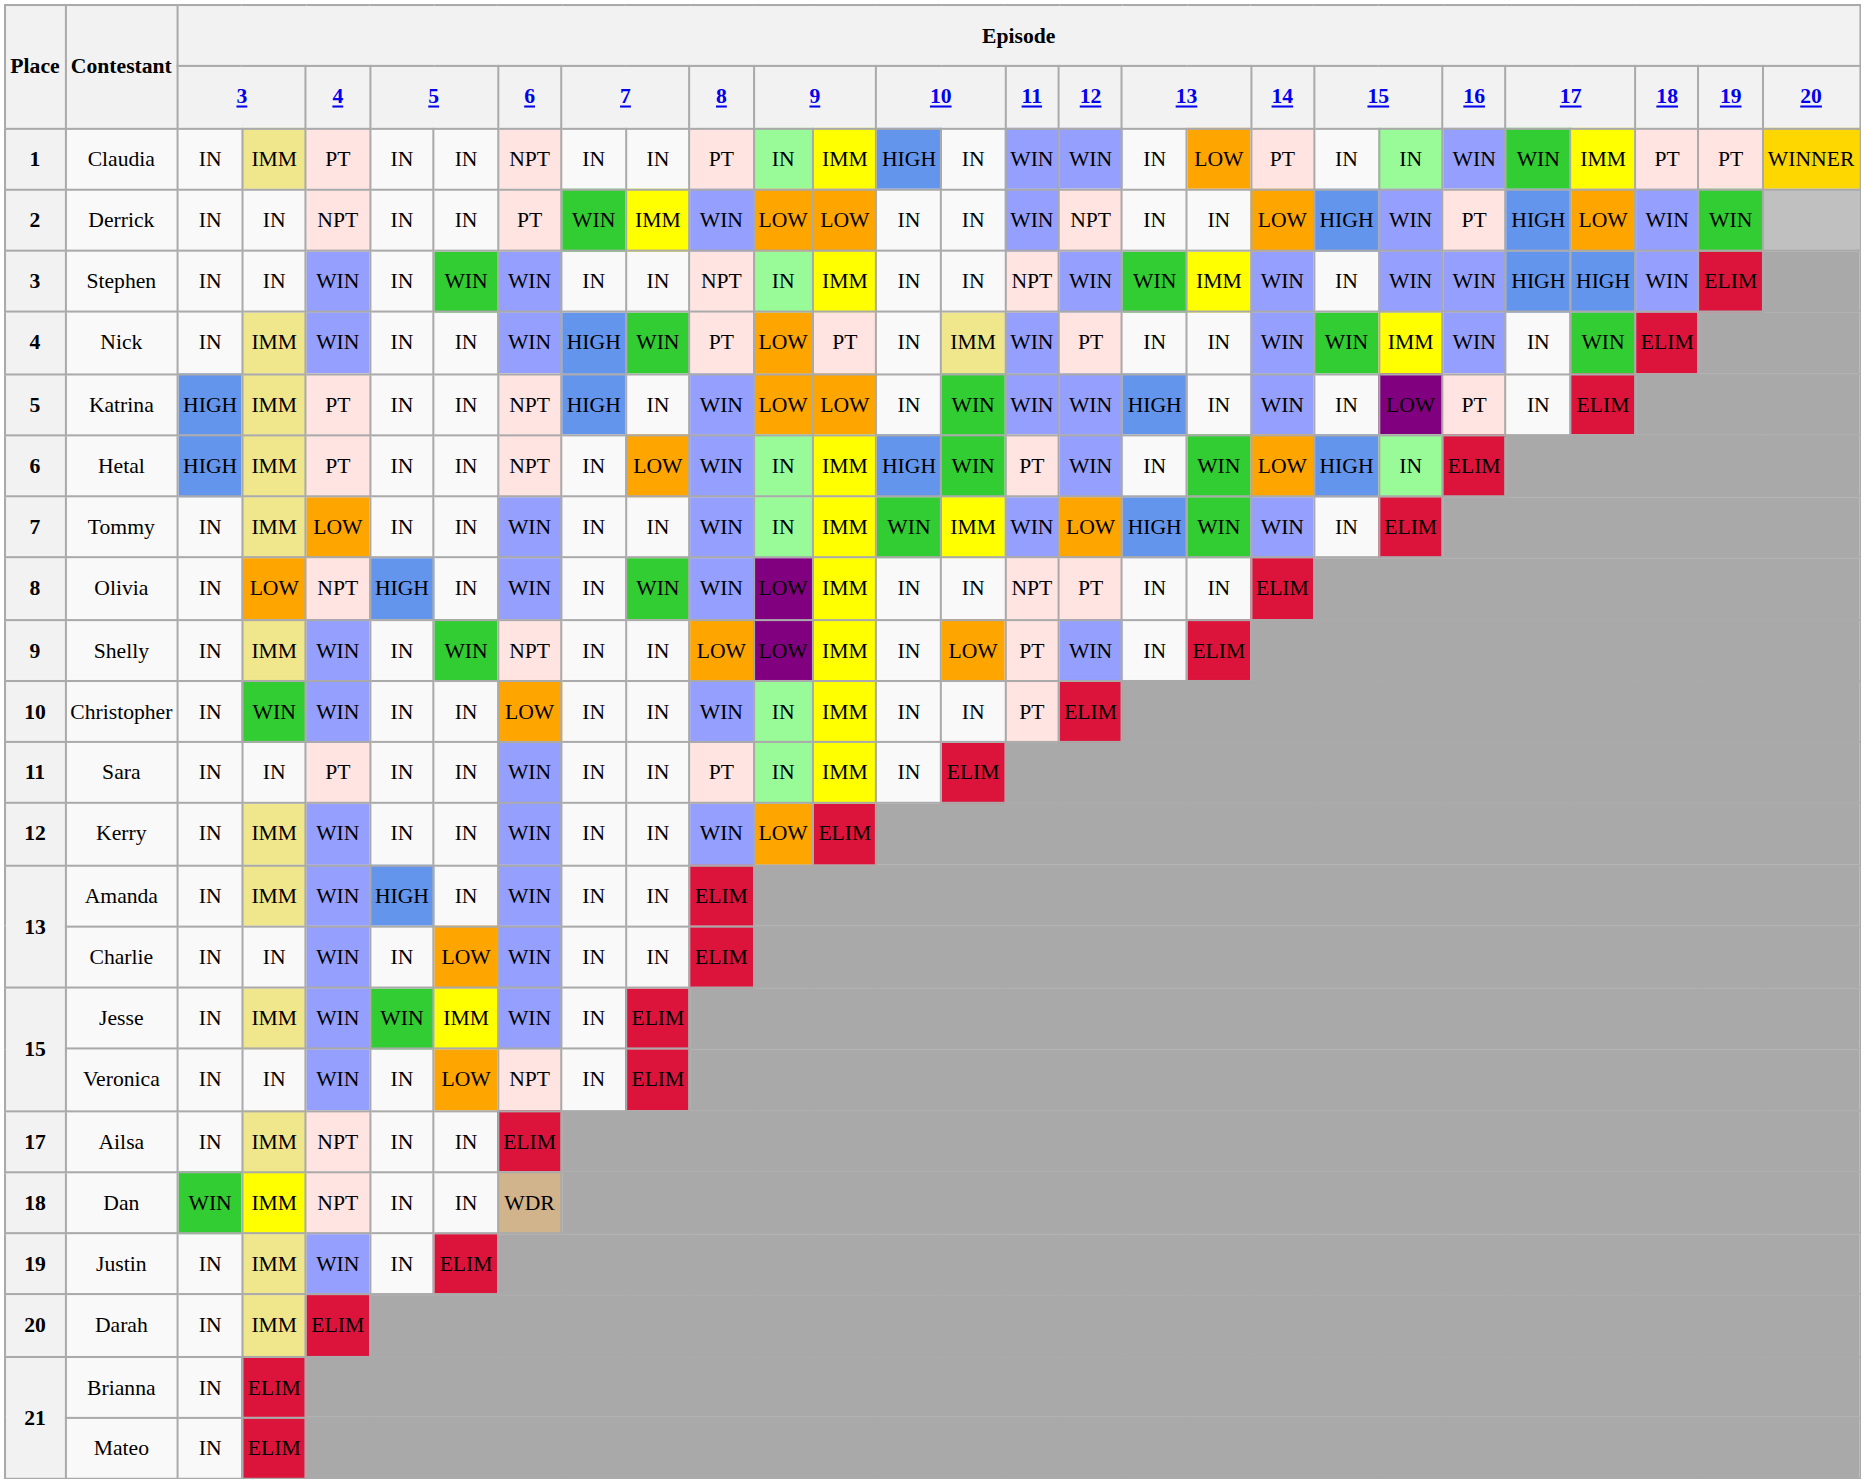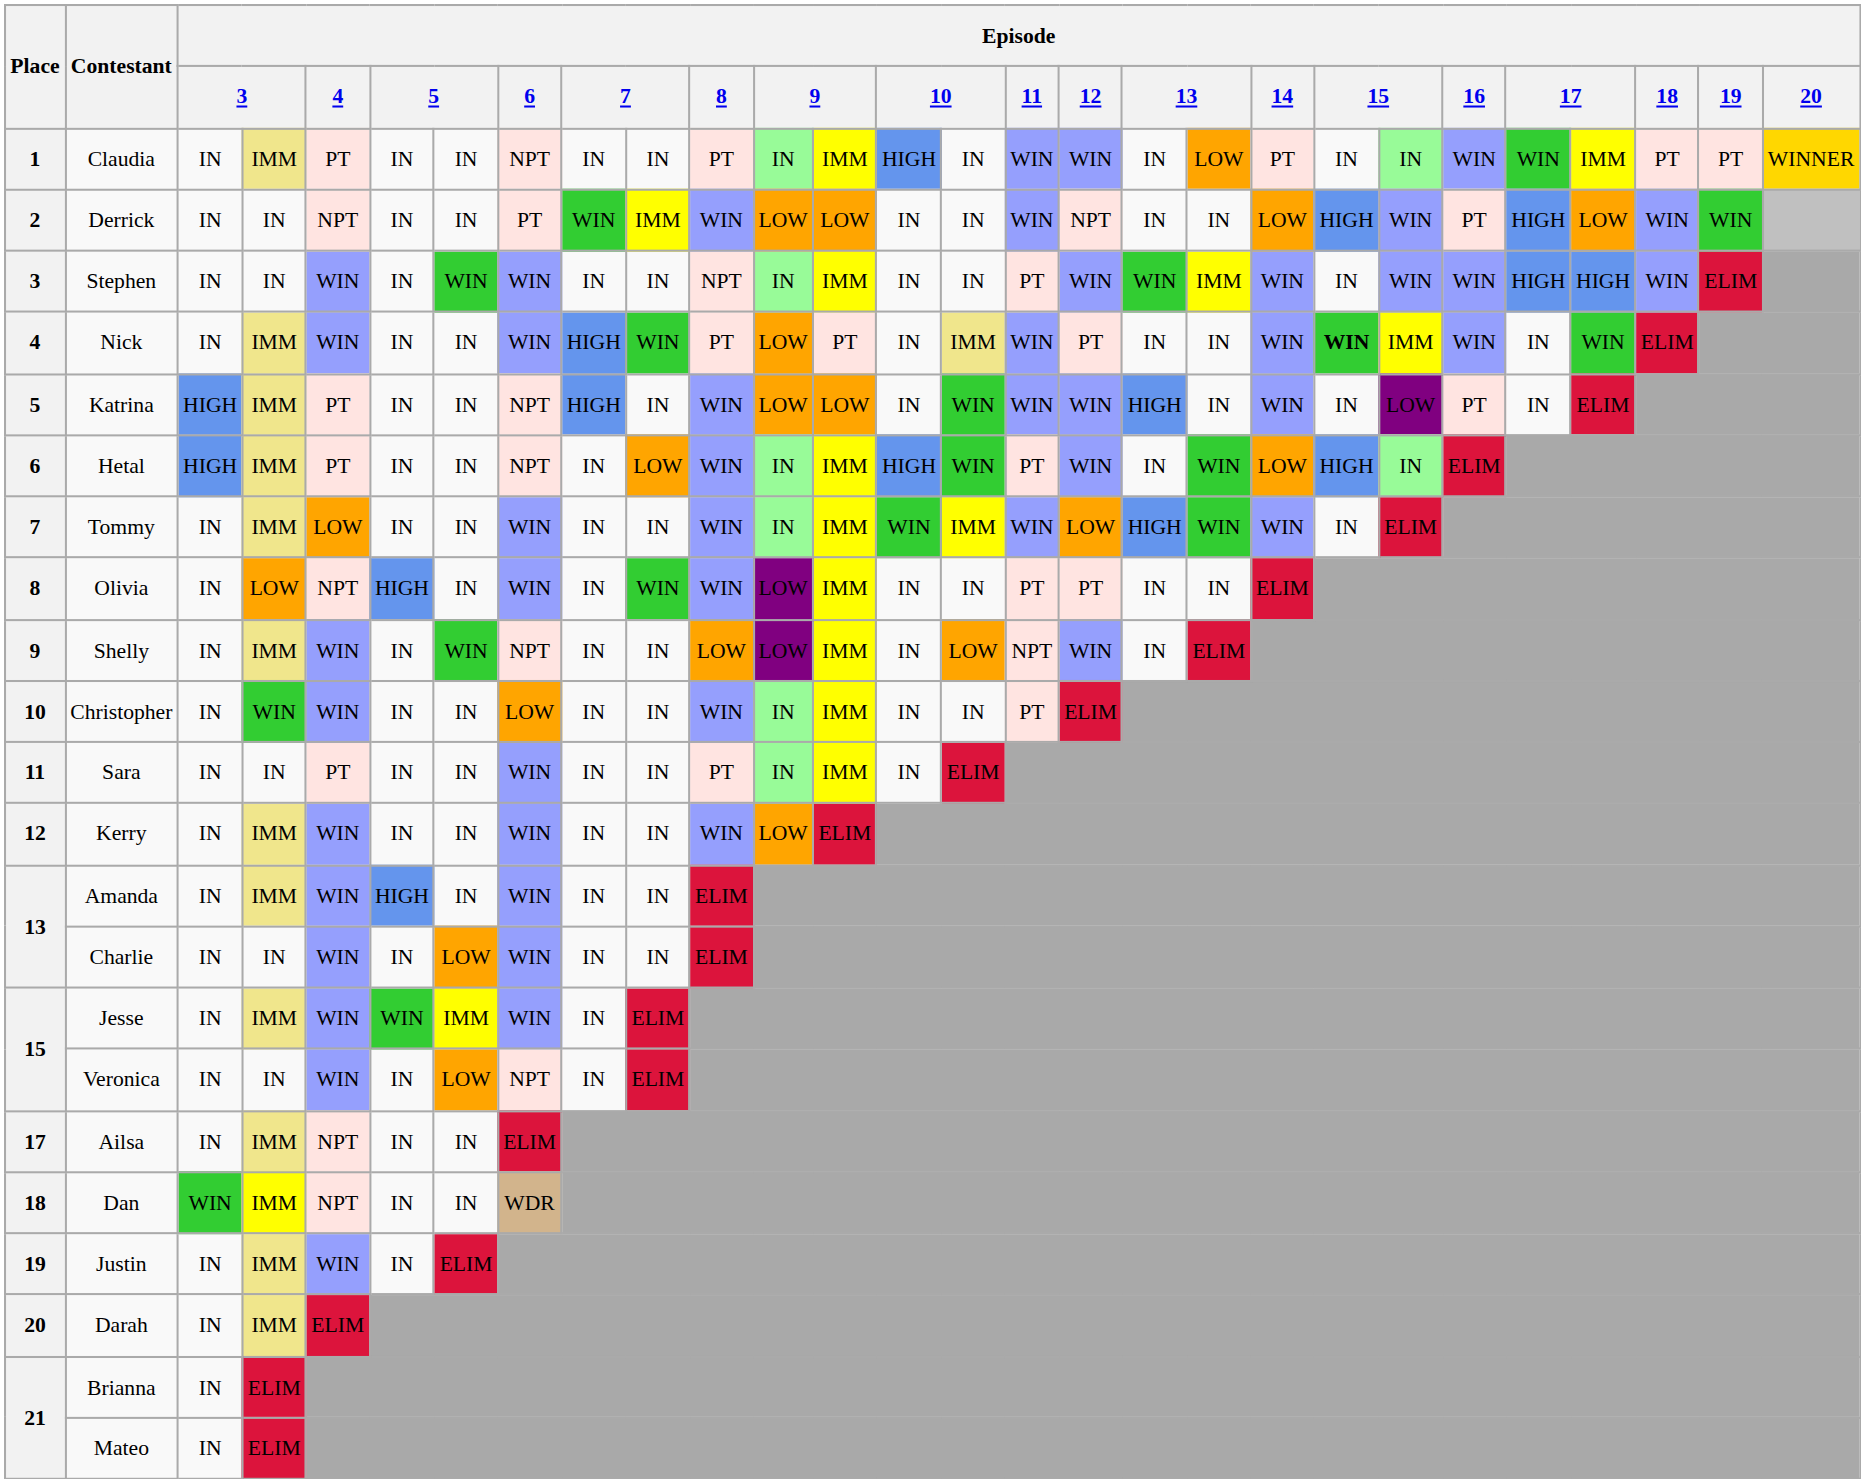(1032, 281) NPT -> (1032, 281) PT
(1346, 342) normal -> (1346, 342) bold
(1032, 588) NPT -> (1032, 588) PT
(1032, 649) PT -> (1032, 649) NPT
